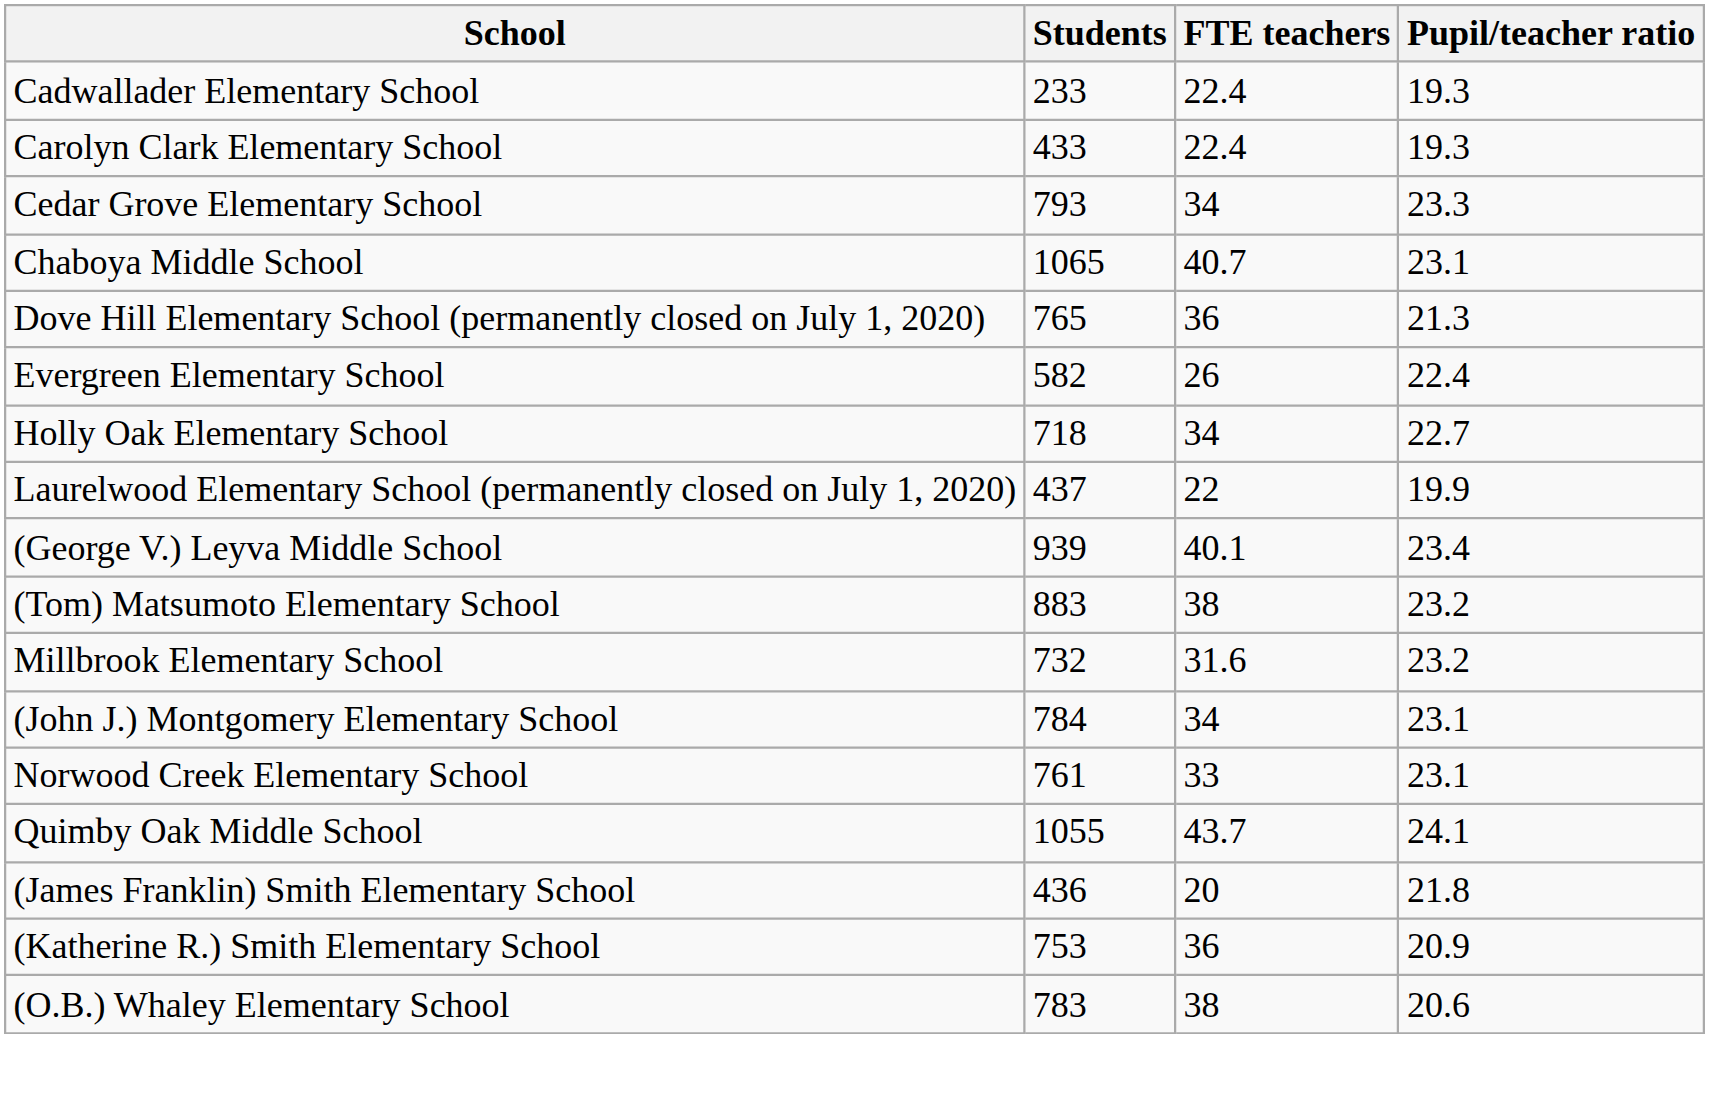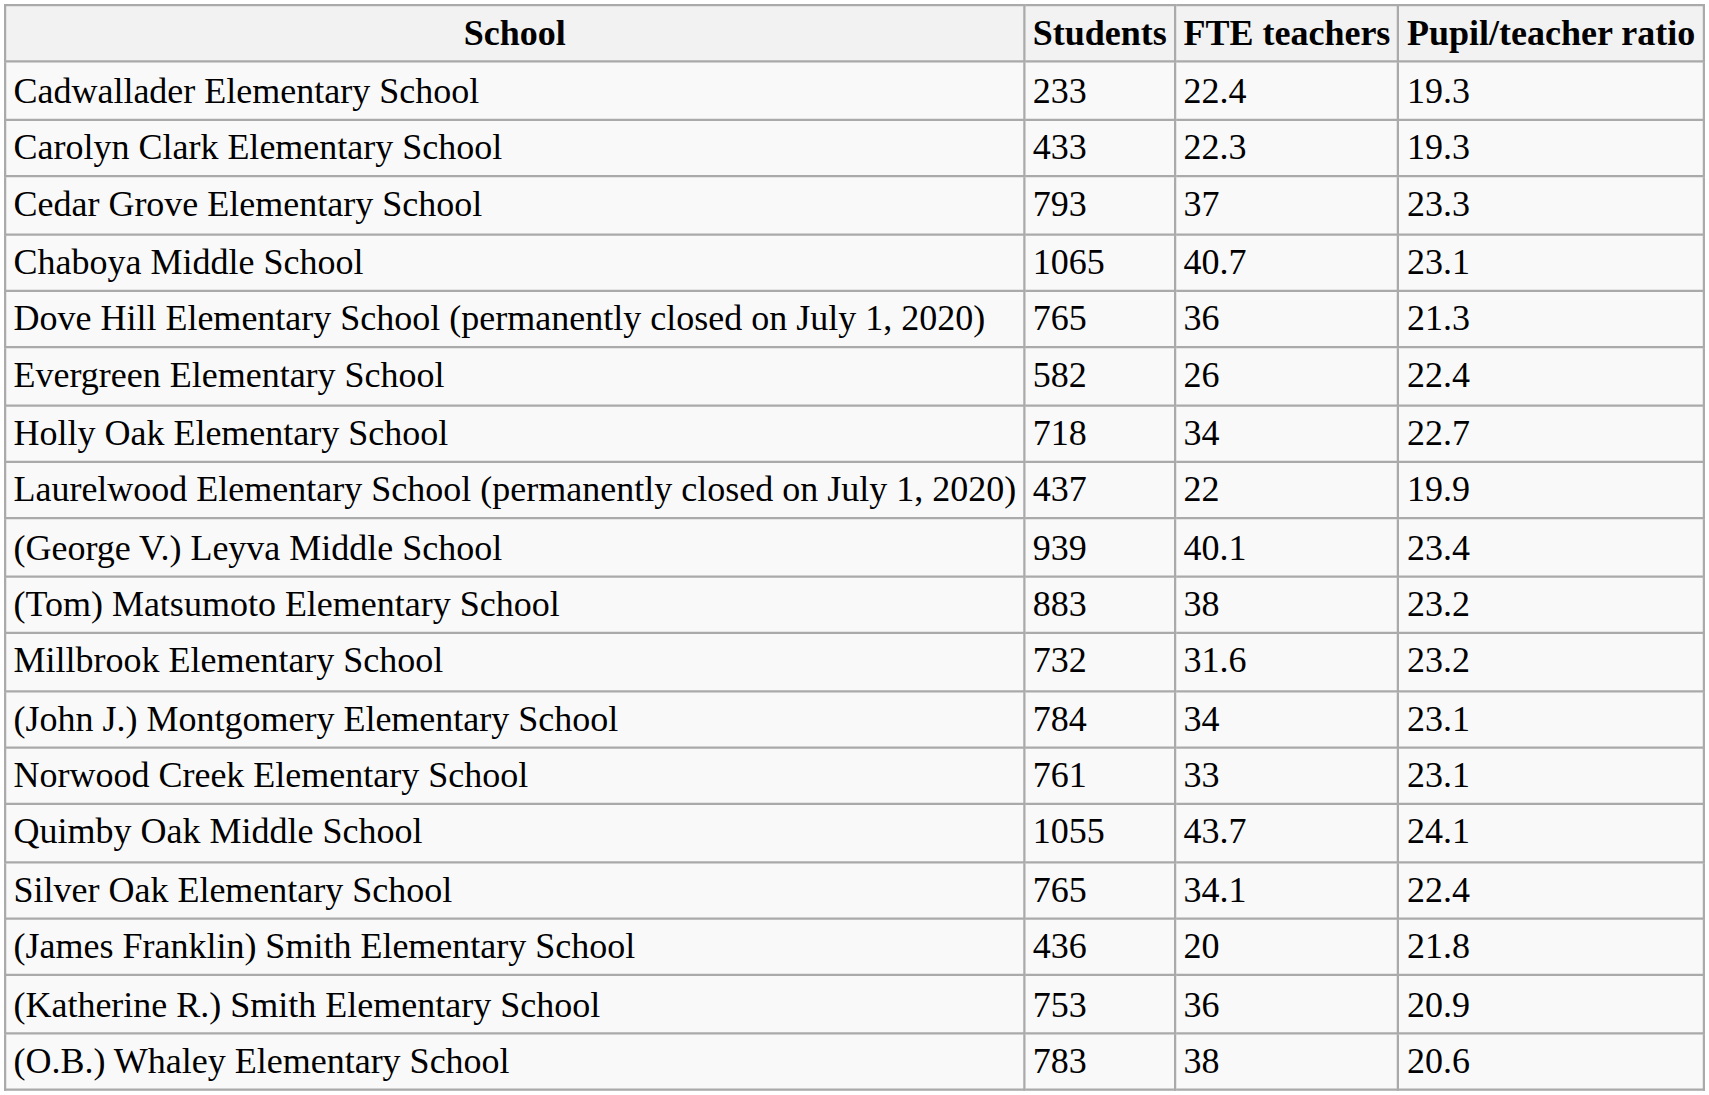(1215, 147) 22.4 -> (1215, 147) 22.3
(1201, 204) 34 -> (1201, 204) 37
+ row: (233, 889)
